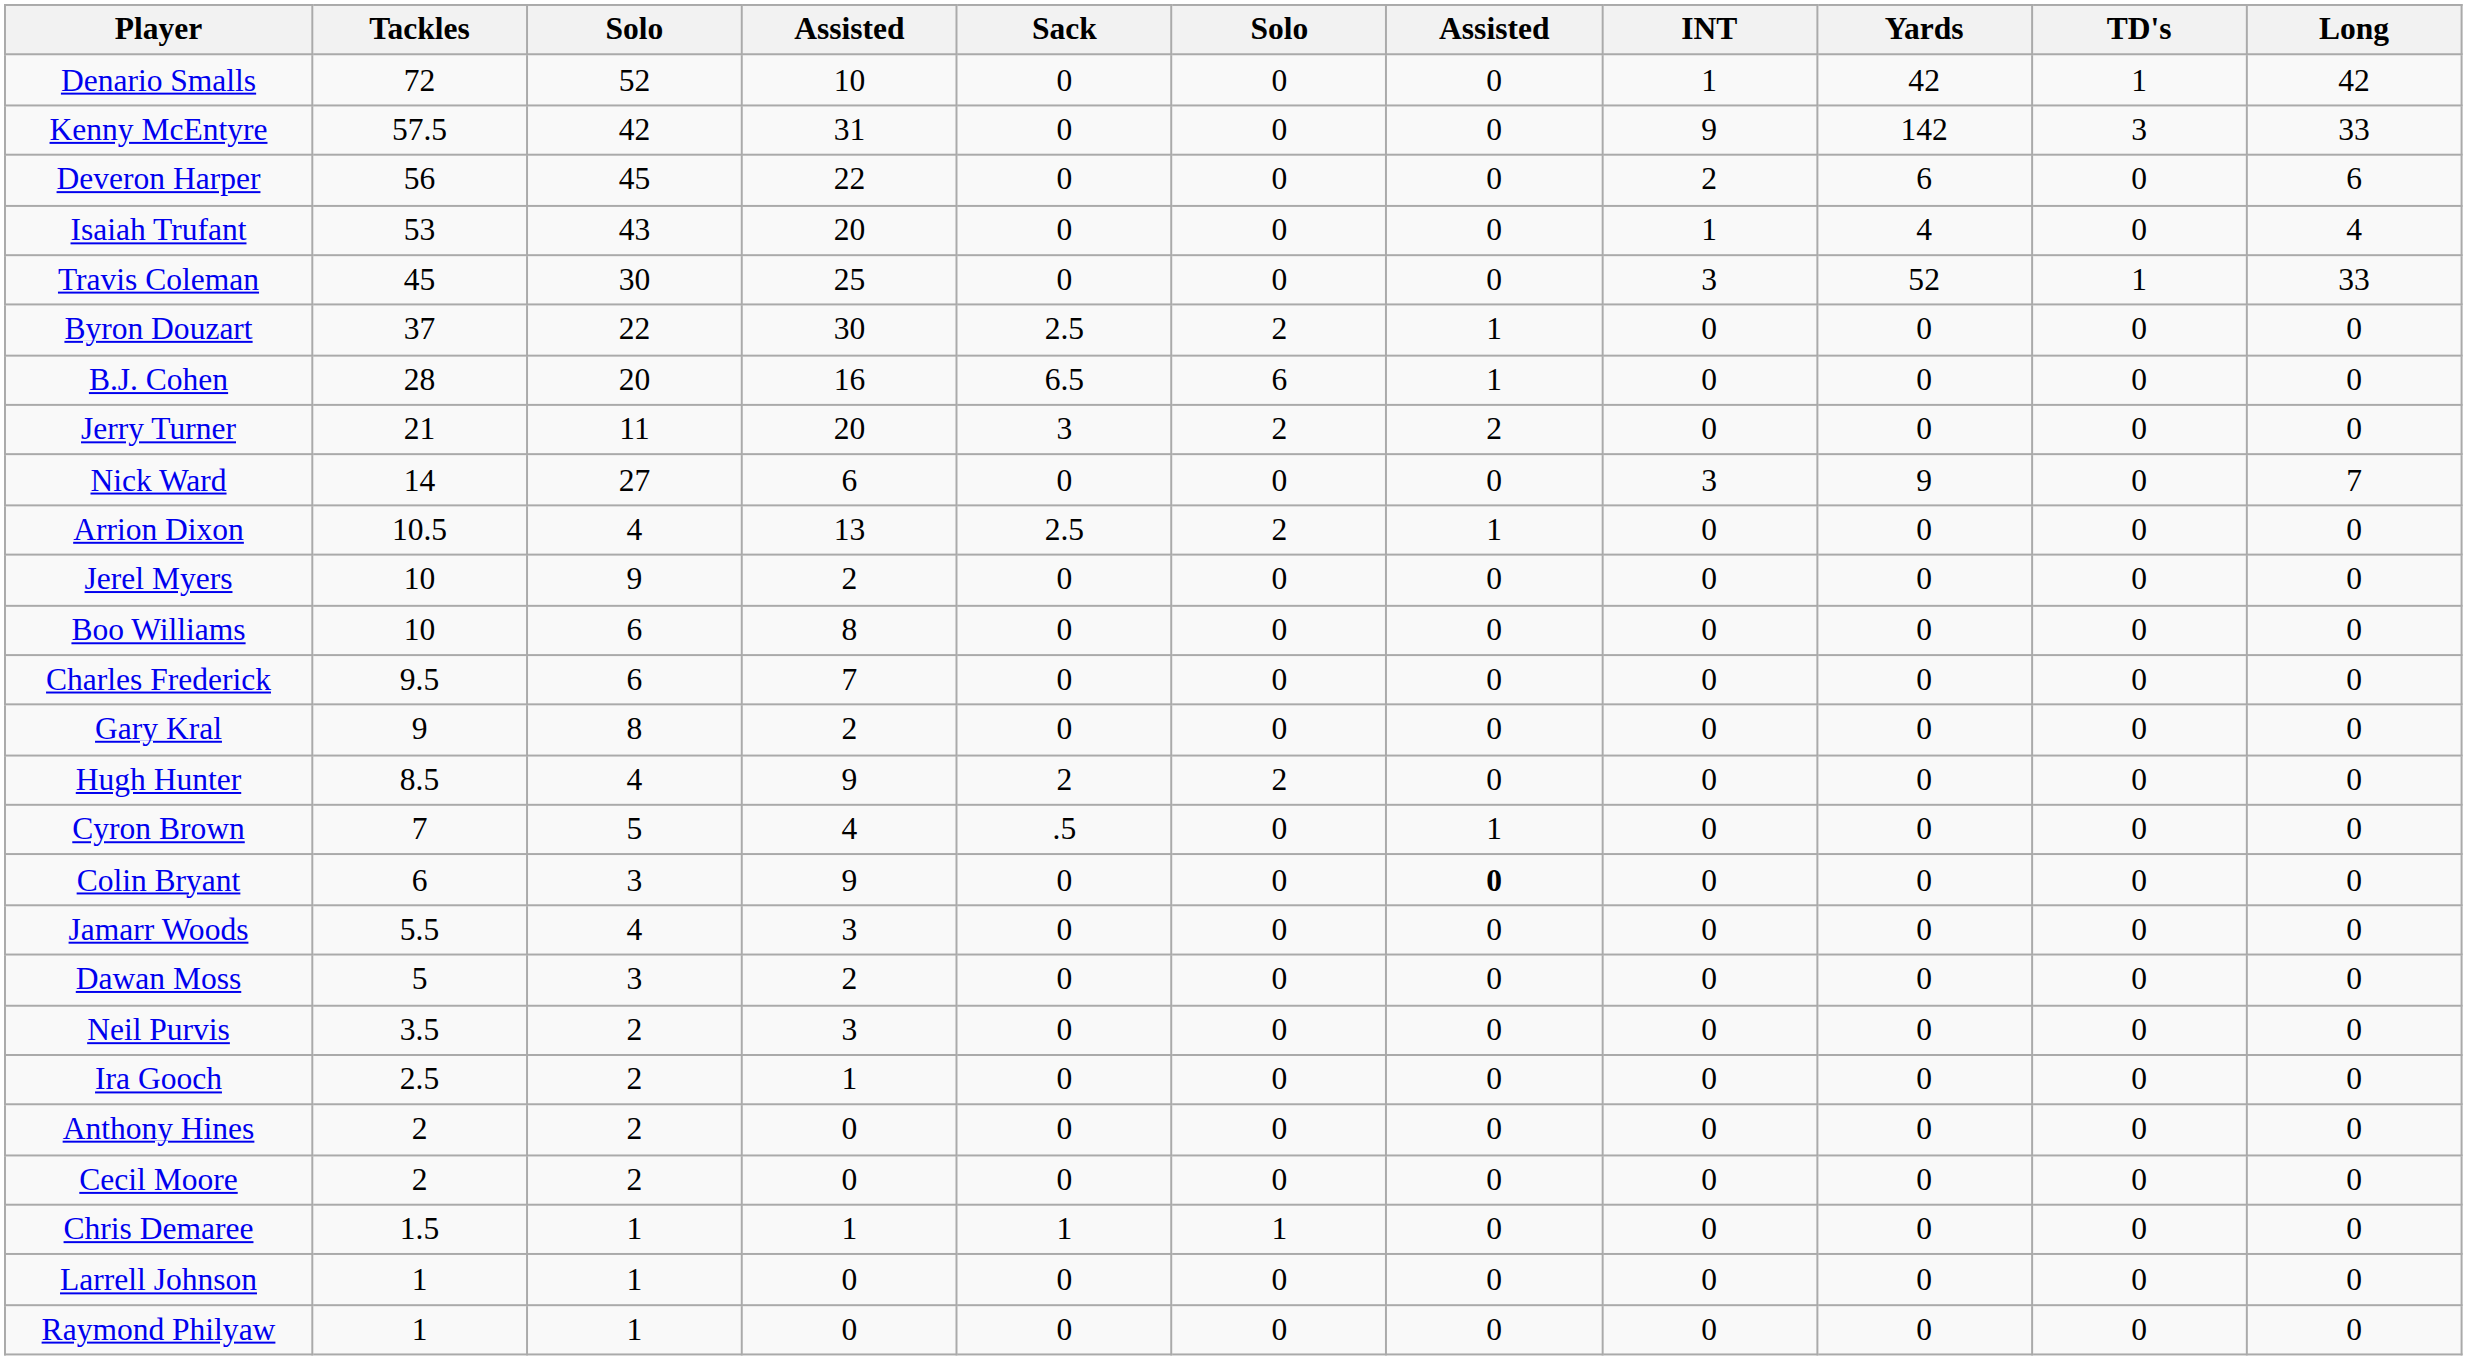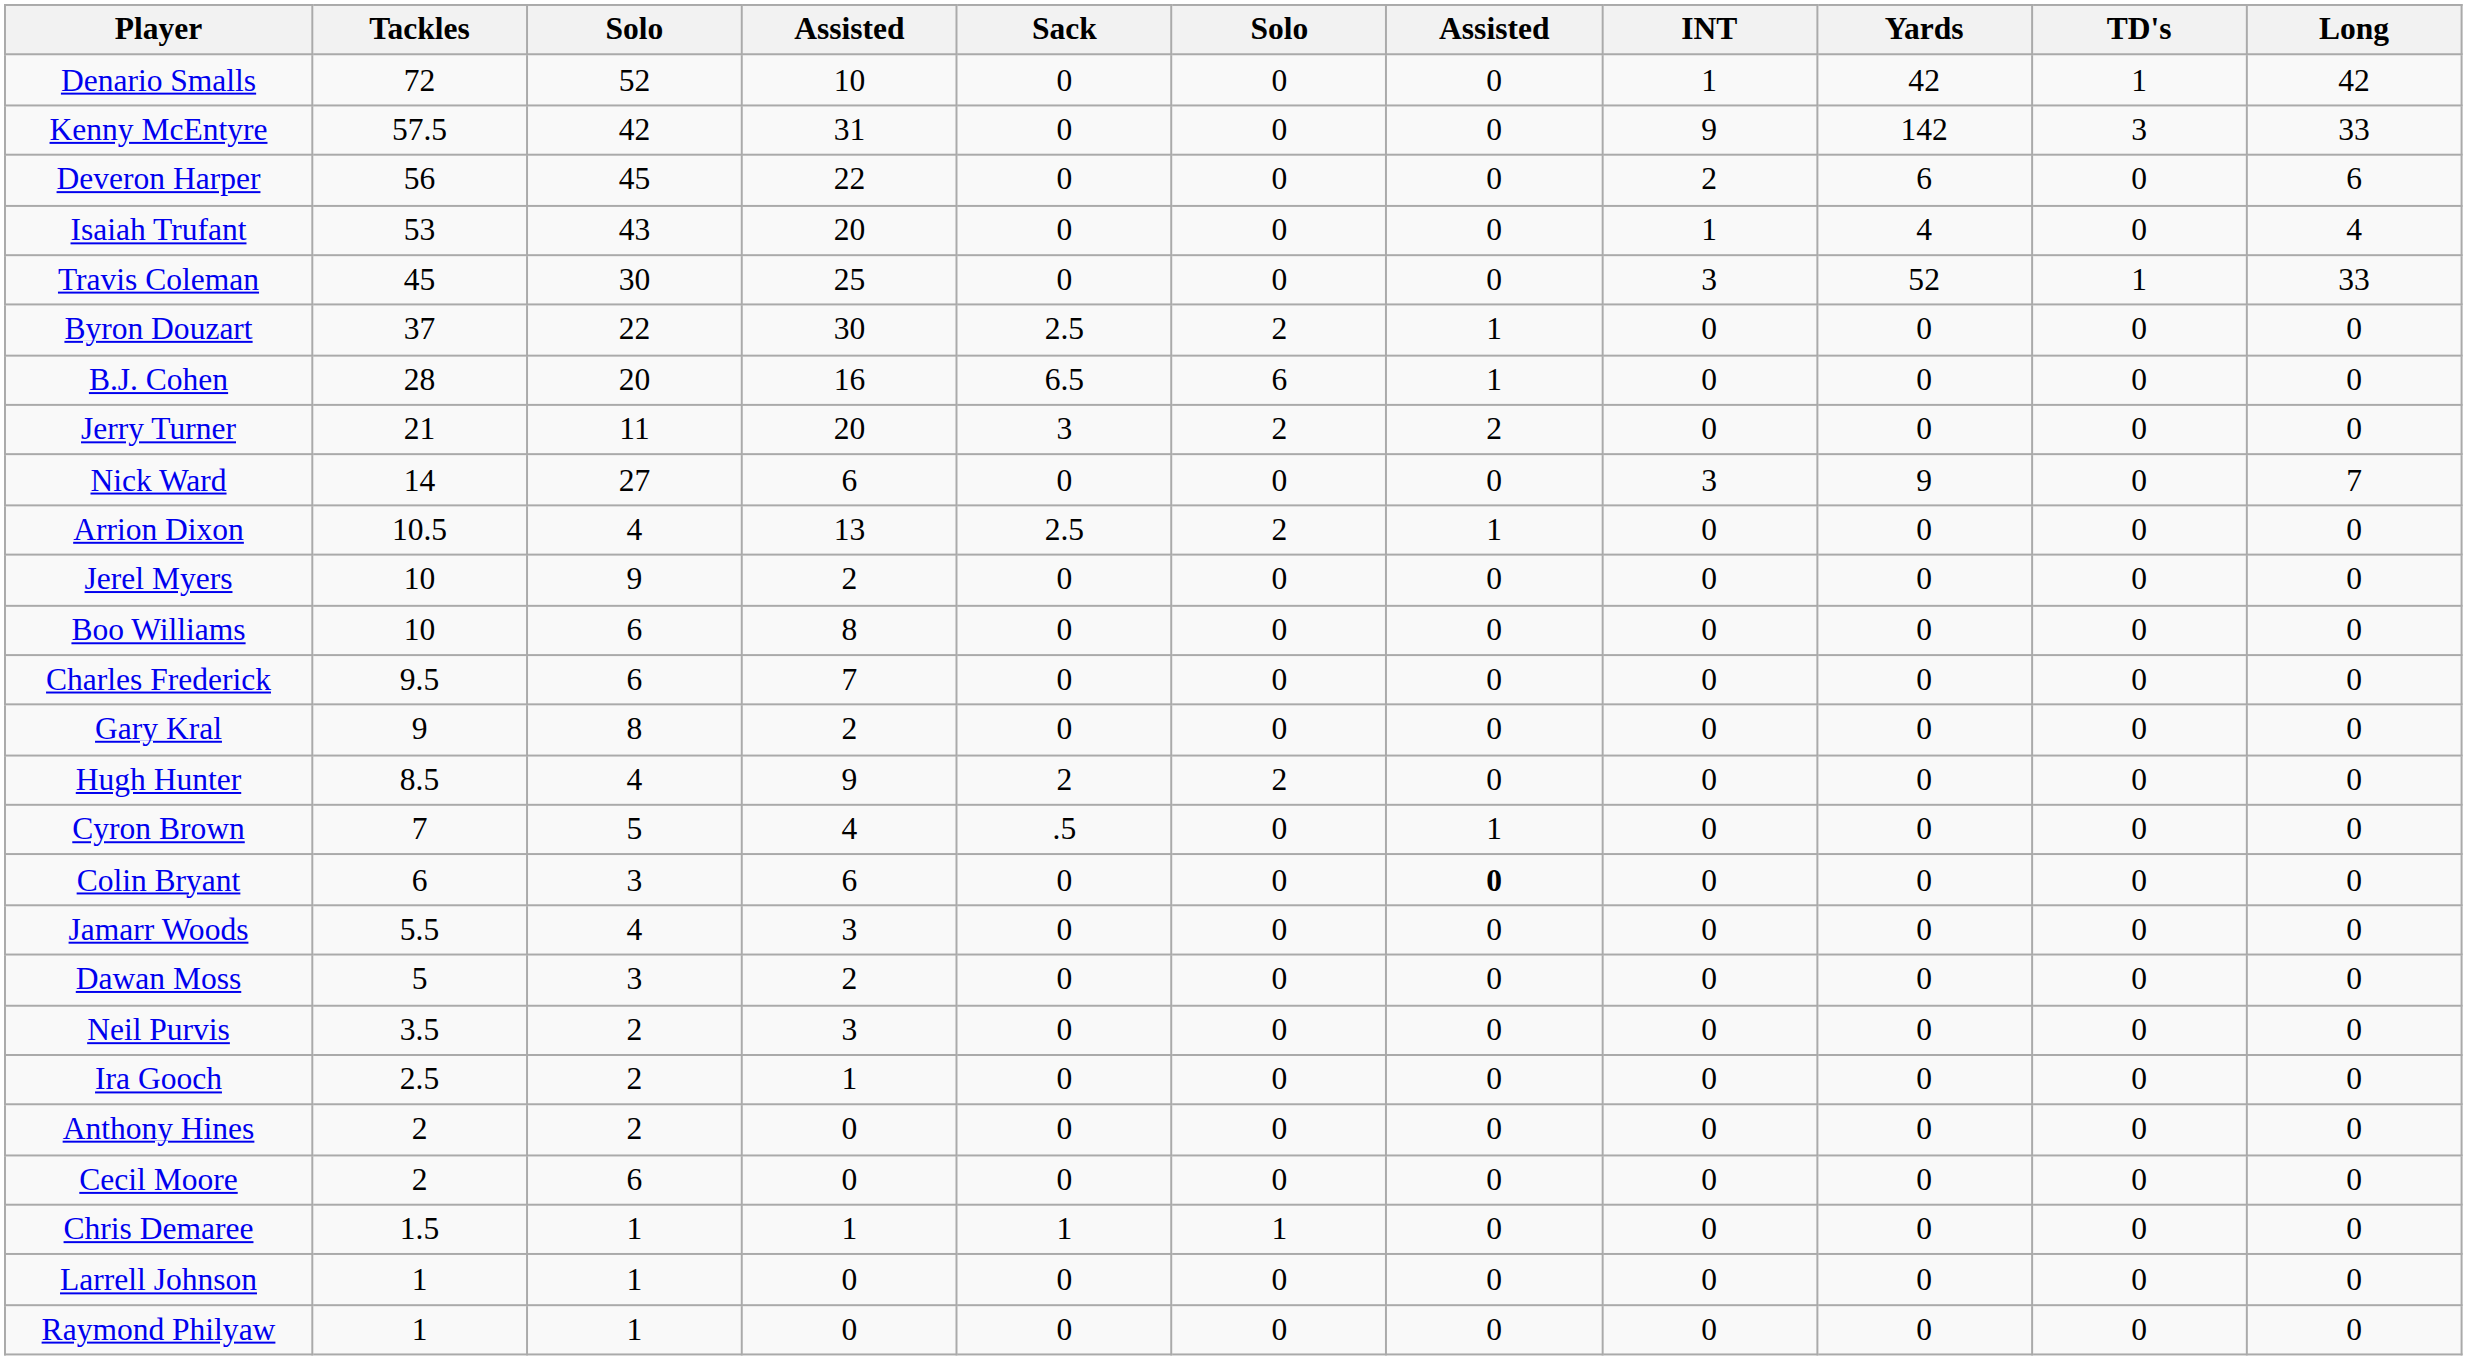(849, 879) 9 -> (849, 879) 6
(634, 1179) 2 -> (634, 1179) 6
